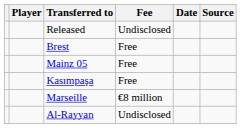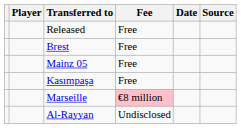(144, 30) Undisclosed -> (128, 30) Free
(140, 98) no background -> (140, 98) pink background
